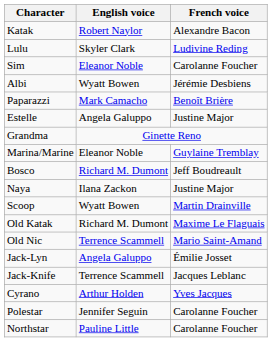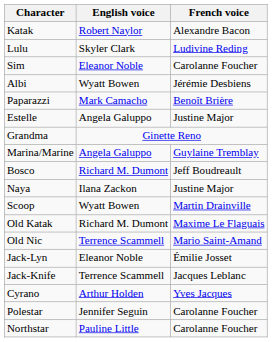(111, 153) Eleanor Noble -> (115, 153) Angela Galuppo
(115, 258) Angela Galuppo -> (111, 258) Eleanor Noble
